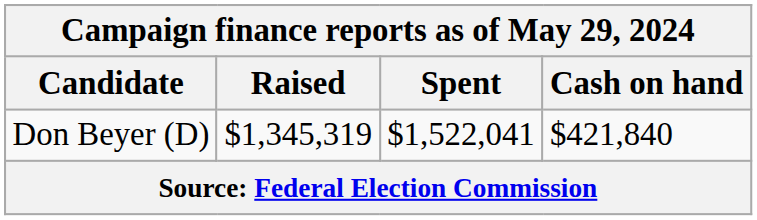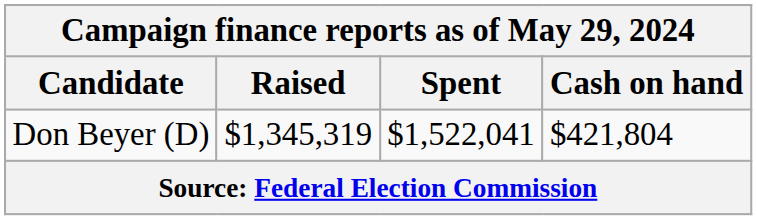(611, 134) $421,840 -> (611, 134) $421,804
